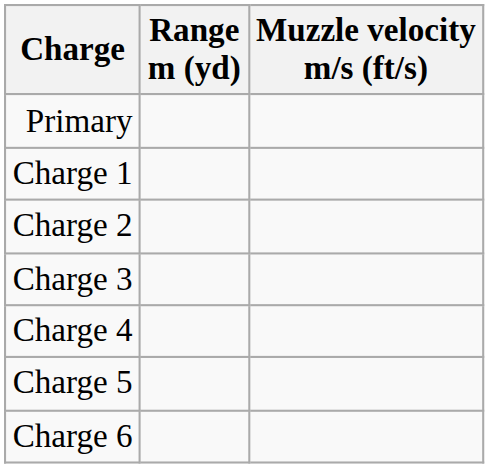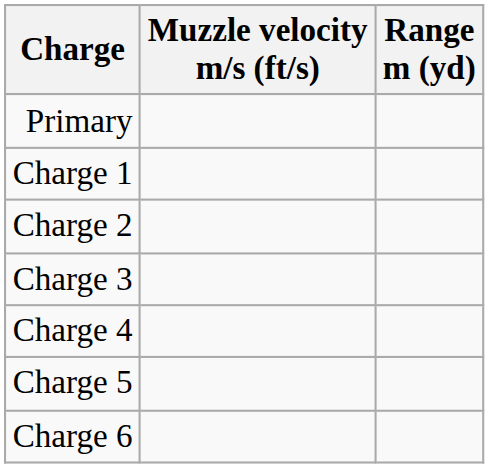columns swapped: (366, 49) <-> (194, 49)
